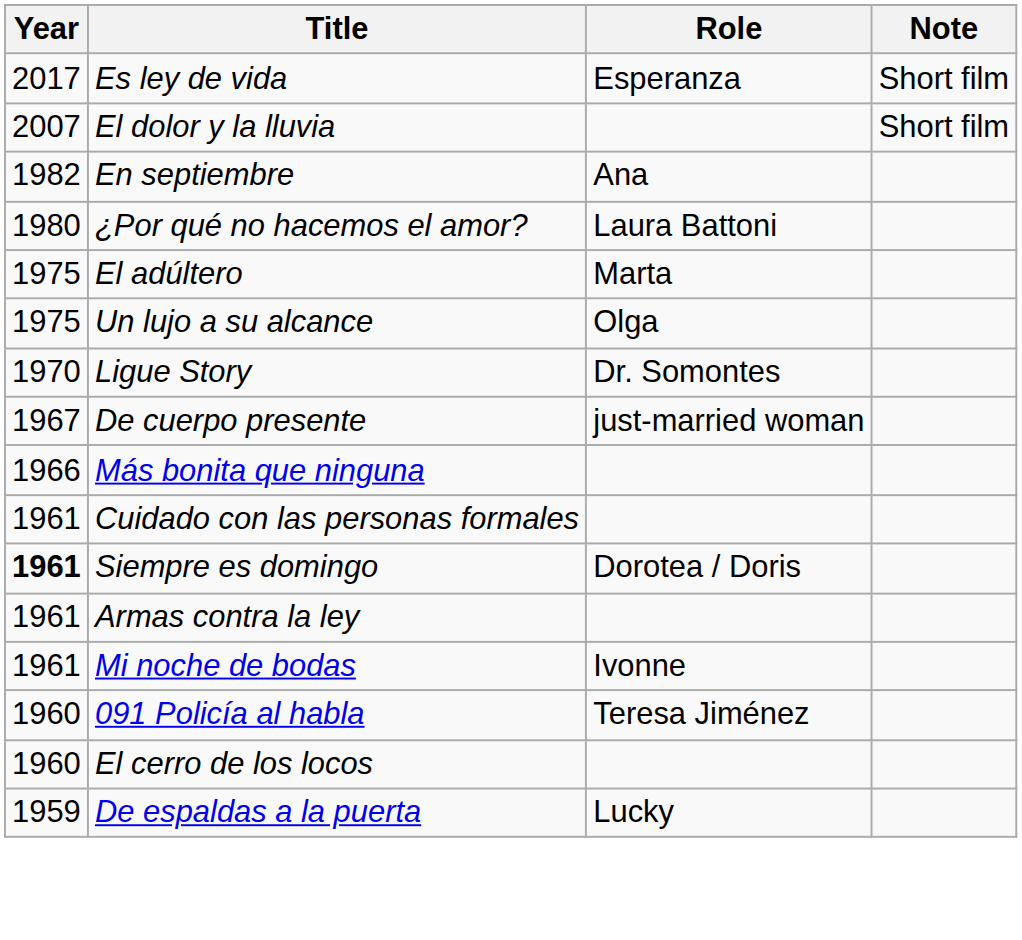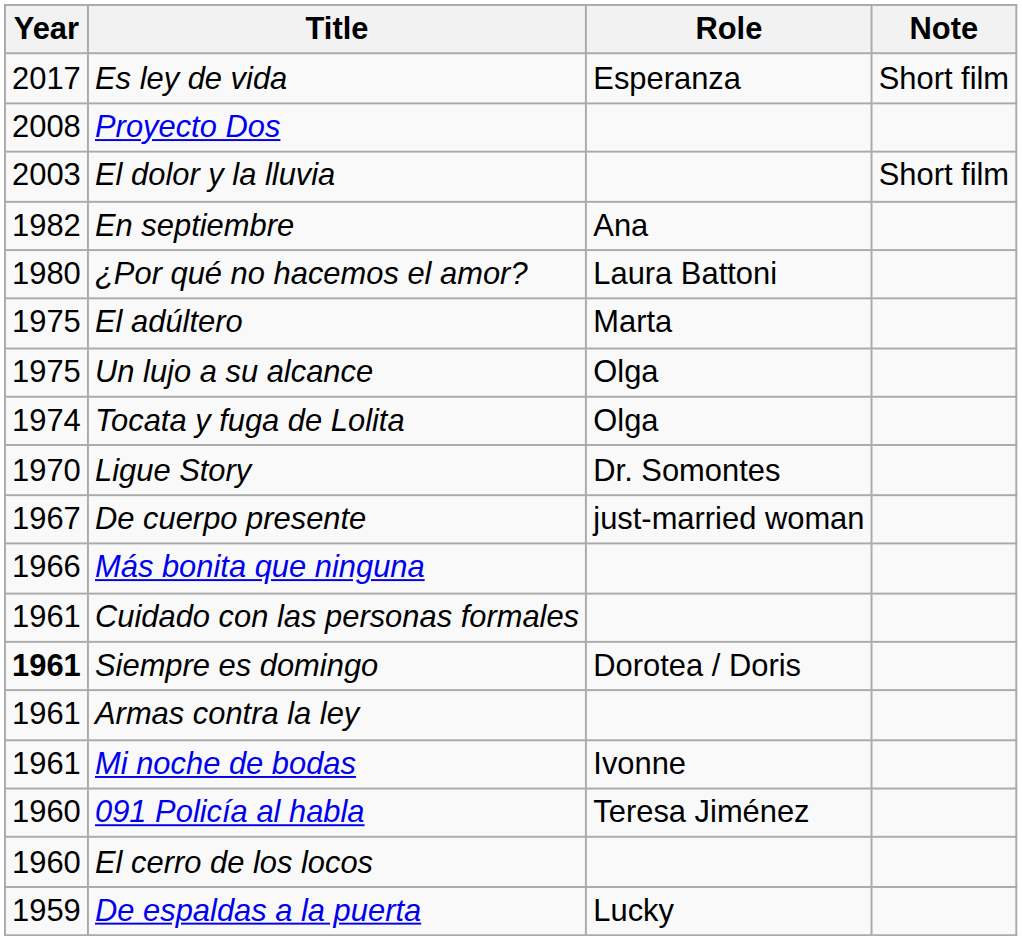+ row: (188, 126)
(46, 126) 2007 -> (46, 175) 2003
+ row: (250, 420)
